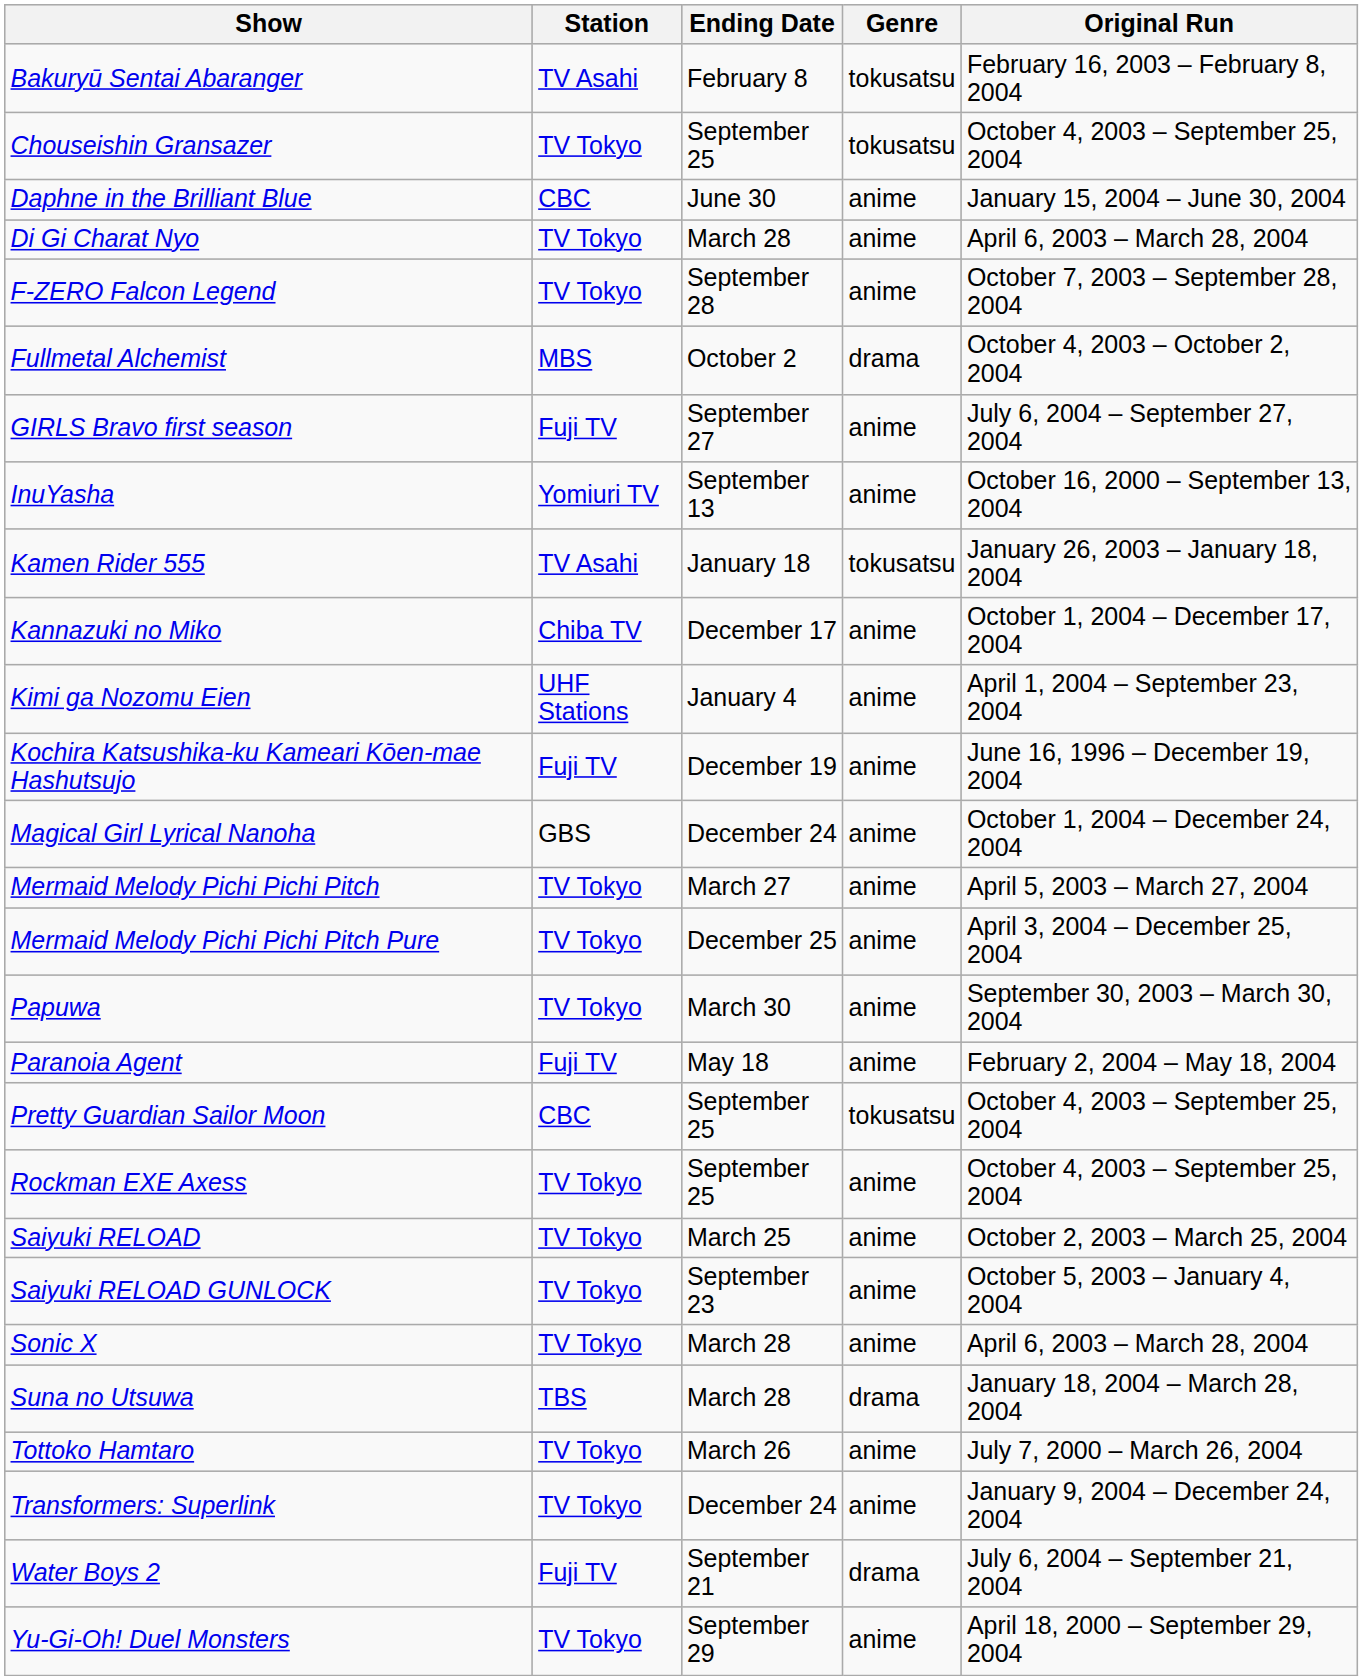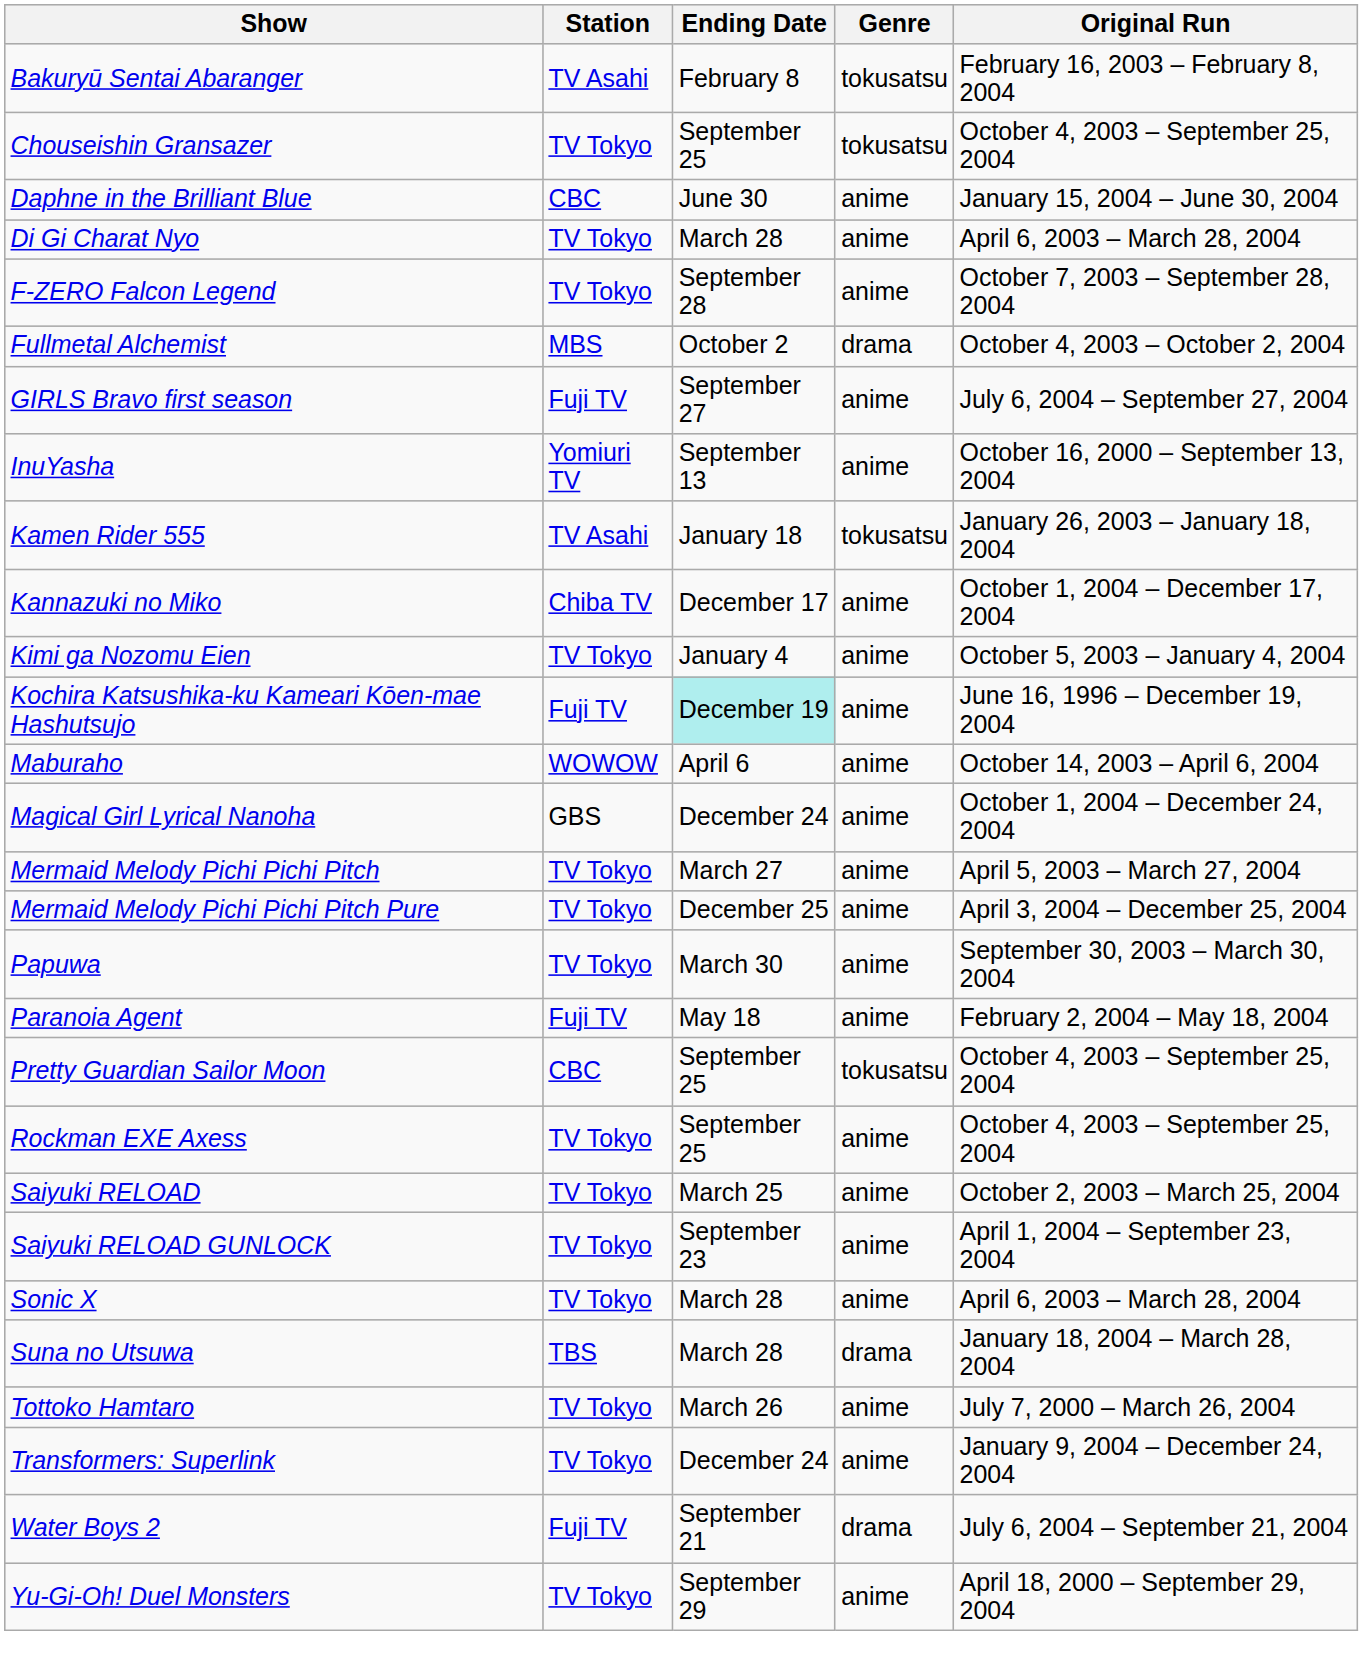(583, 698) UHF Stations -> (600, 656) TV Tokyo
(1133, 698) April 1, 2004 – September 23, 2004 -> (1152, 656) October 5, 2003 – January 4, 2004
(762, 766) no background -> (754, 709) paleturquoise background
+ row: (67, 763)
(1129, 1290) October 5, 2003 – January 4, 2004 -> (1125, 1246) April 1, 2004 – September 23, 2004
